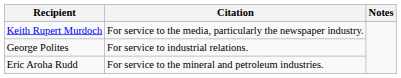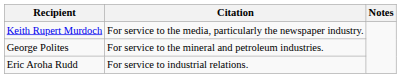(178, 47) For service to industrial relations. -> (215, 47) For service to the mineral and petroleum industries.
(215, 65) For service to the mineral and petroleum industries. -> (178, 65) For service to industrial relations.
